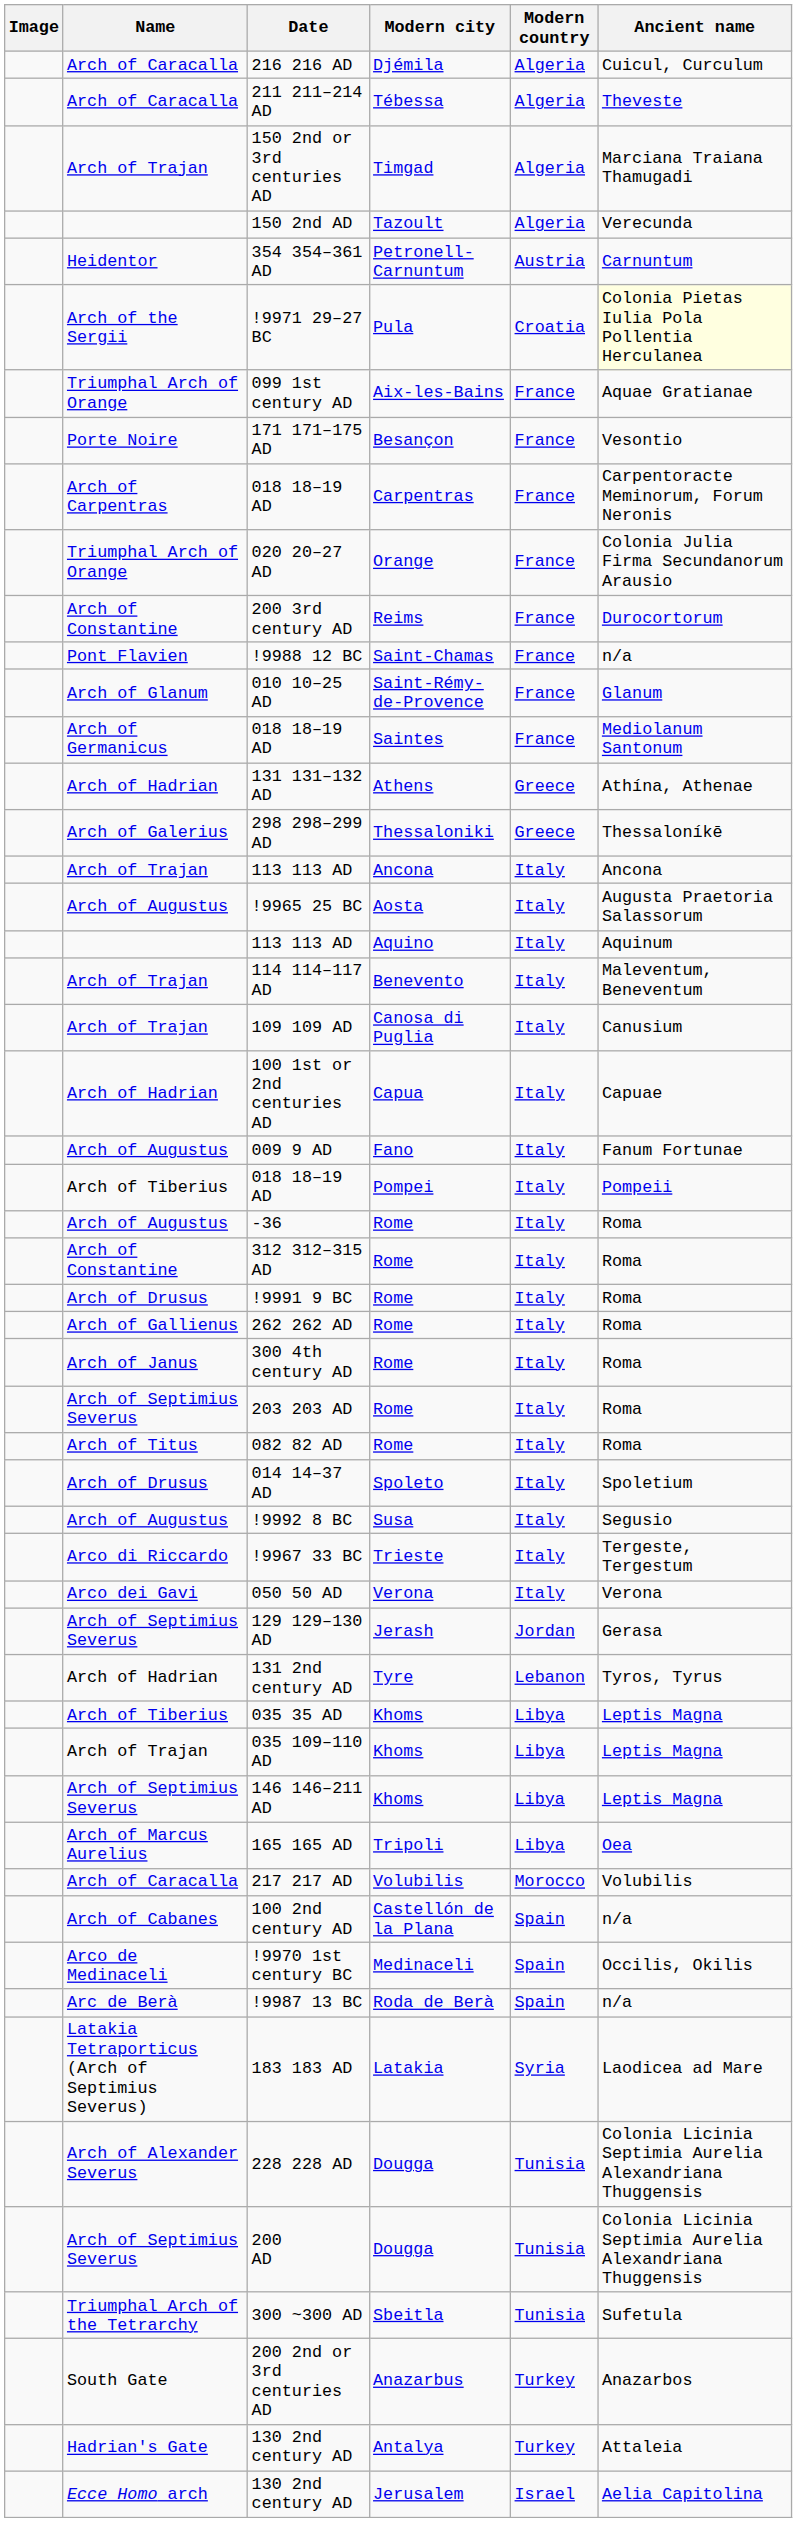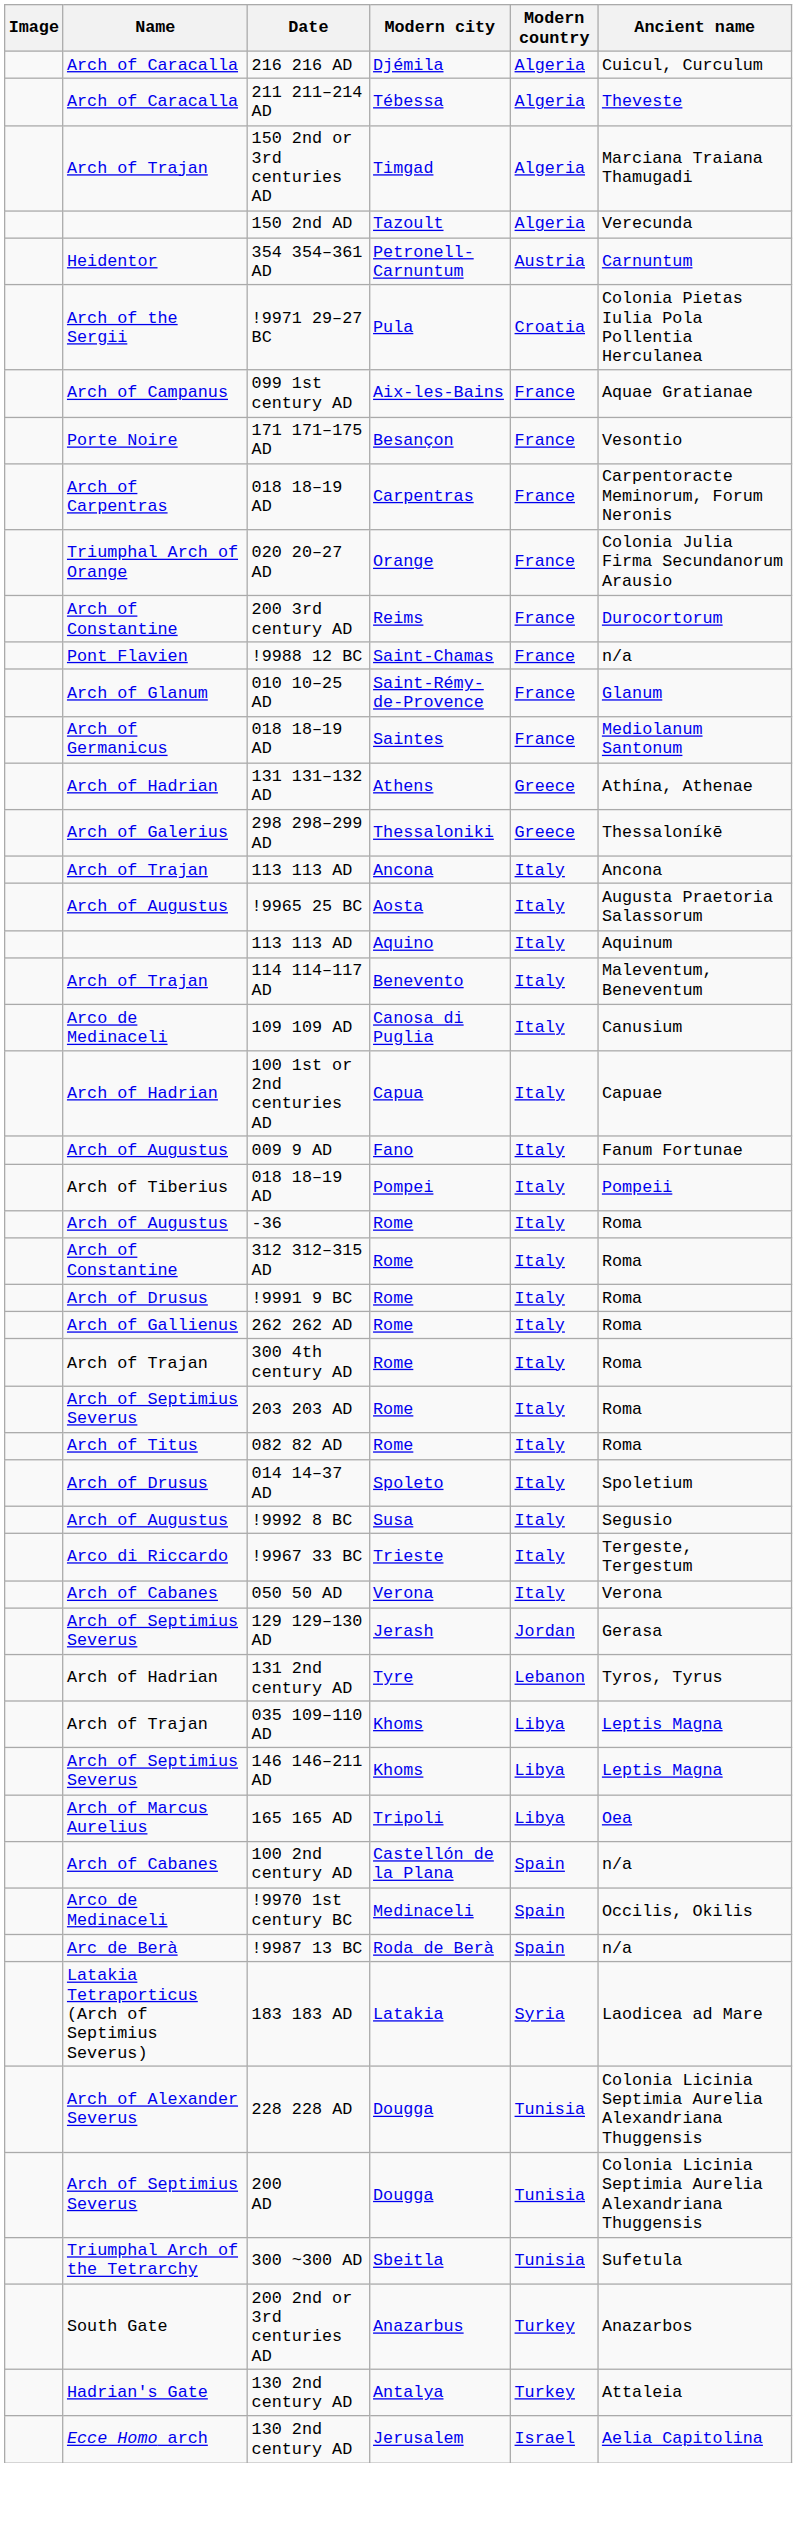(672, 327) lightyellow background -> (672, 327) no background
(152, 393) Triumphal Arch of Orange -> (147, 393) Arch of Campanus
(137, 1028) Arch of Trajan -> (117, 1028) Arco de Medinaceli
(132, 1362) Arch of Janus -> (137, 1362) Arch of Trajan
(132, 1594) Arco dei Gavi -> (142, 1594) Arch of Cabanes
- row: (297, 1715)
- row: (302, 1882)
